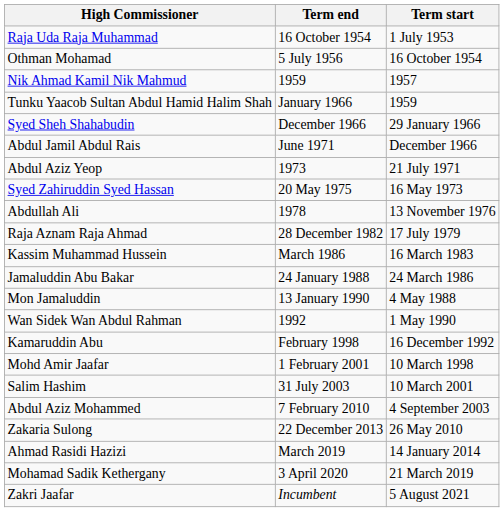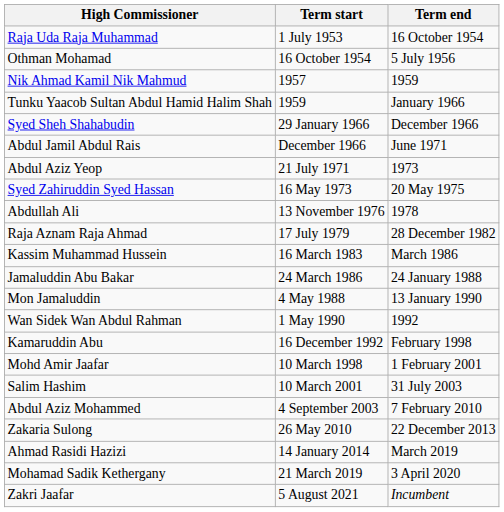columns swapped: (442, 15) <-> (331, 15)
